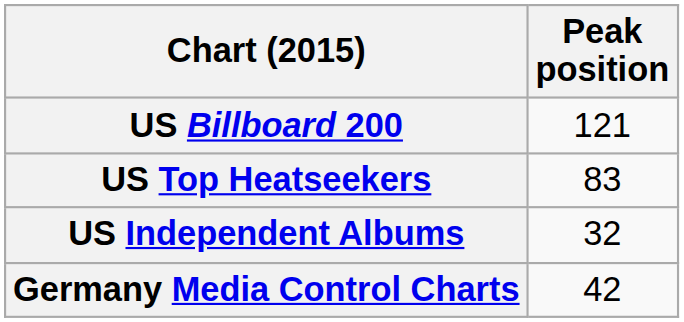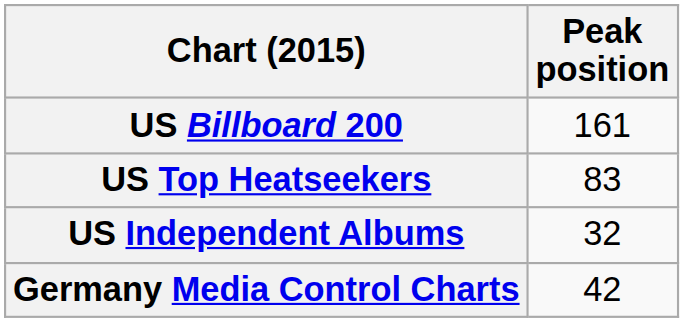(602, 125) 121 -> (602, 125) 161
